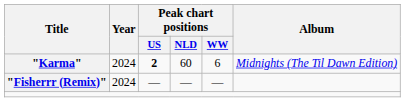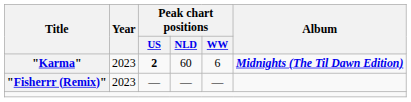(124, 63) 2024 -> (124, 63) 2023
(317, 63) normal -> (320, 63) bold
(124, 82) 2024 -> (124, 82) 2023
